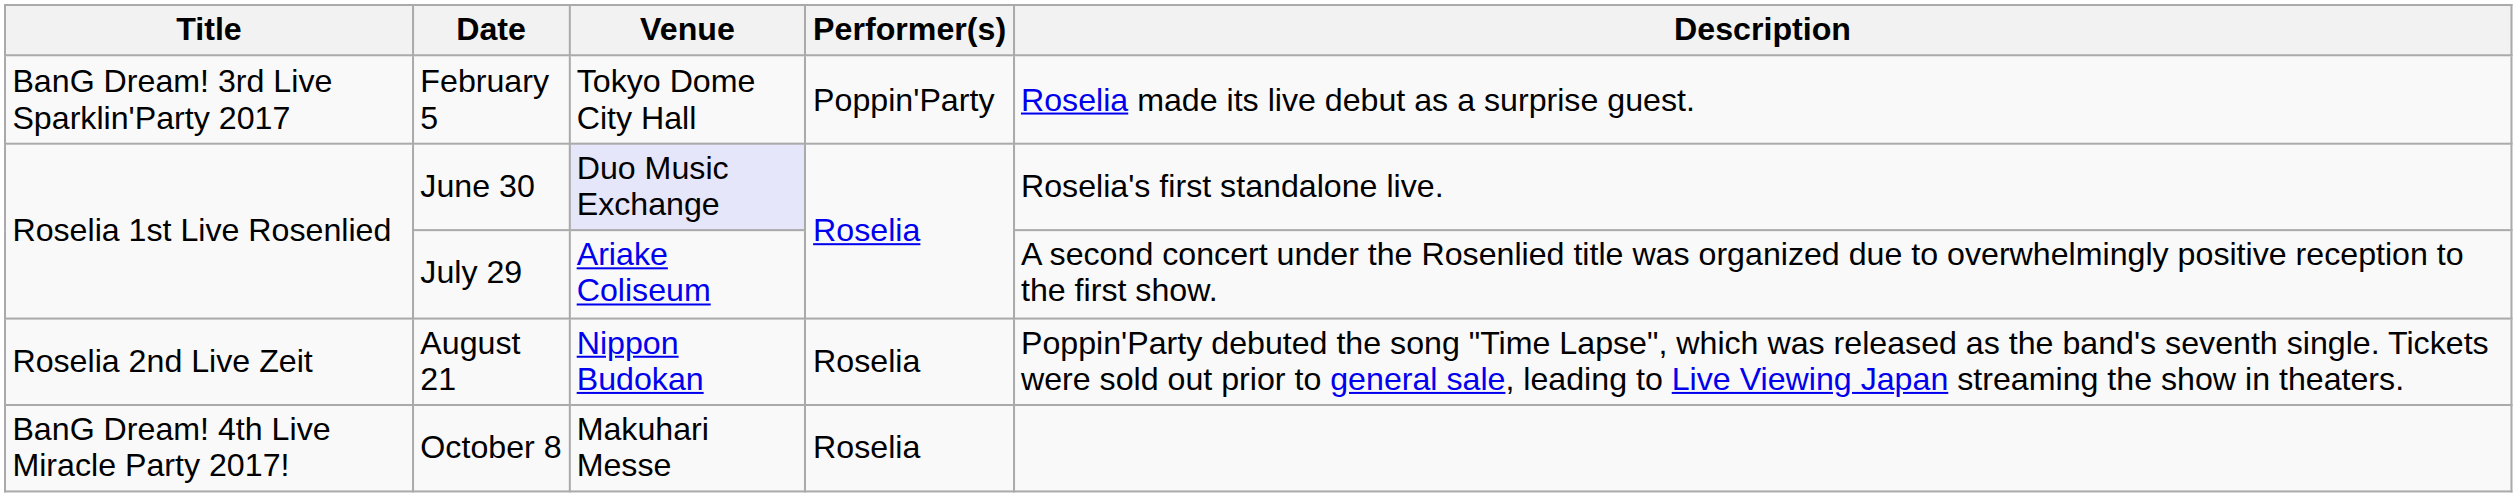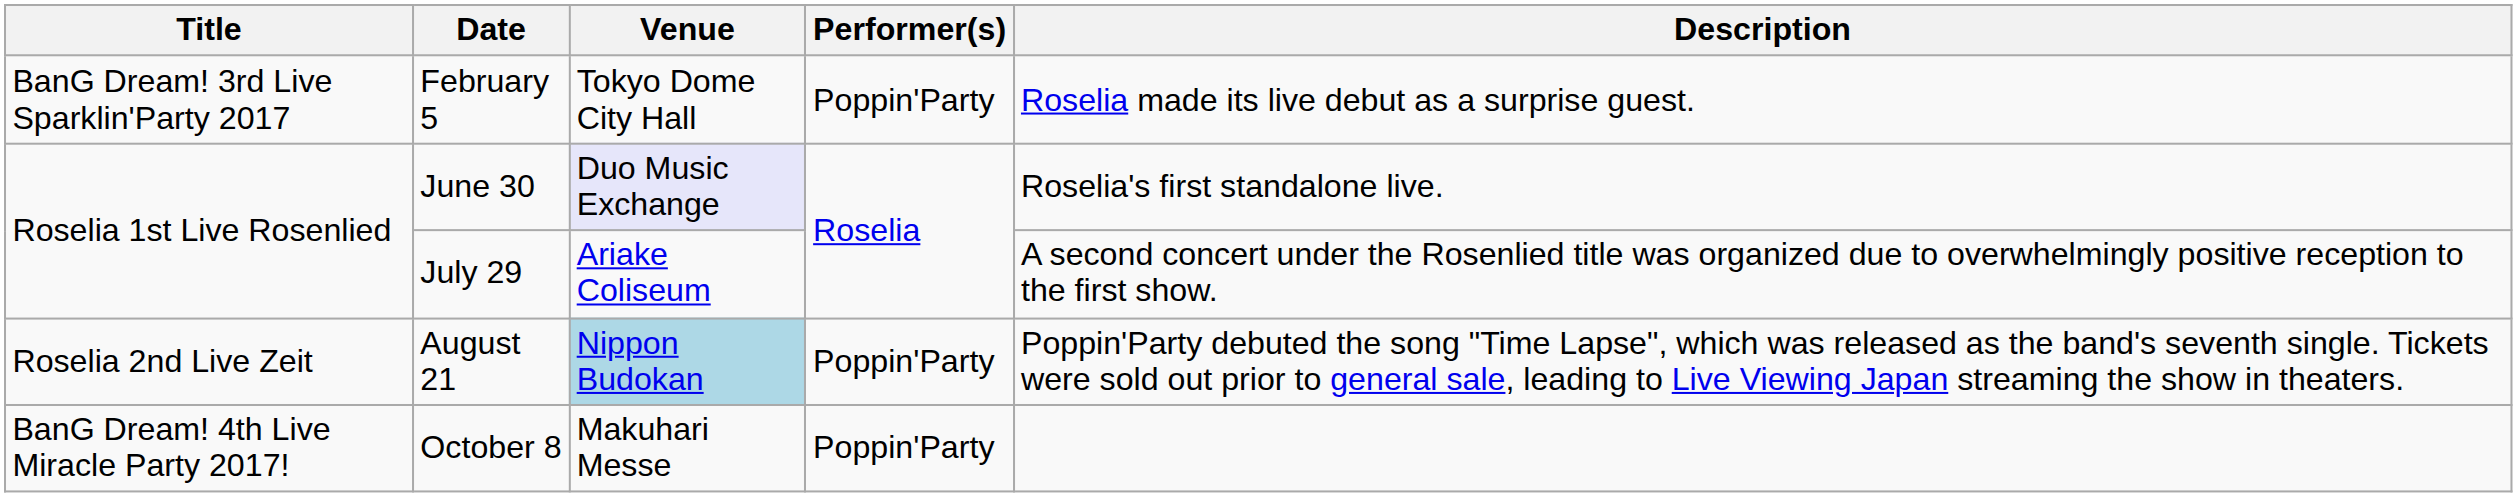(640, 360) no background -> (640, 360) lightblue background
(867, 360) Roselia -> (904, 360) Poppin'Party
(867, 447) Roselia -> (904, 447) Poppin'Party
